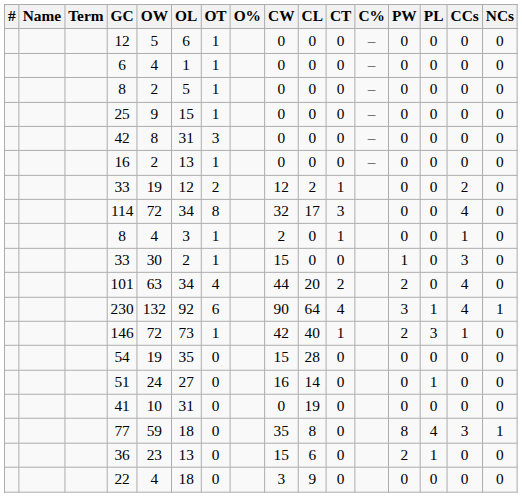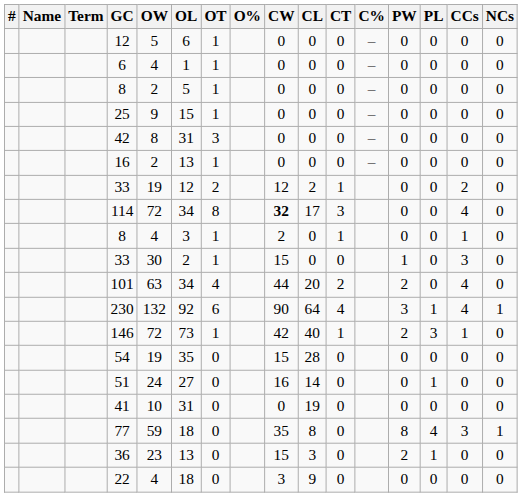(281, 211) normal -> (281, 211) bold
(312, 455) 6 -> (312, 455) 3
